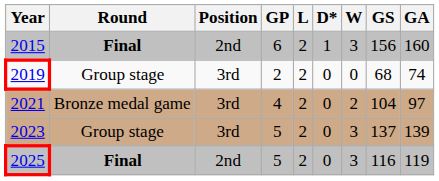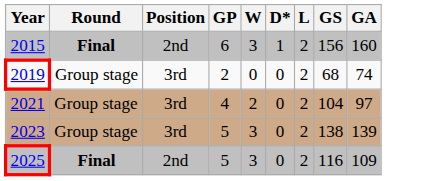columns swapped: (354, 18) <-> (303, 18)
(122, 103) Bronze medal game -> (96, 103) Group stage
(383, 131) 137 -> (331, 131) 138
(417, 160) 119 -> (364, 160) 109
